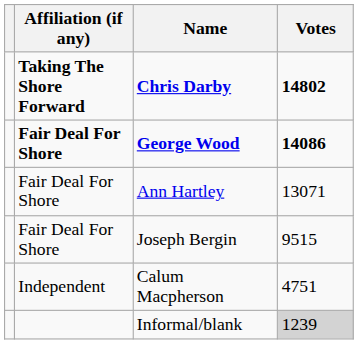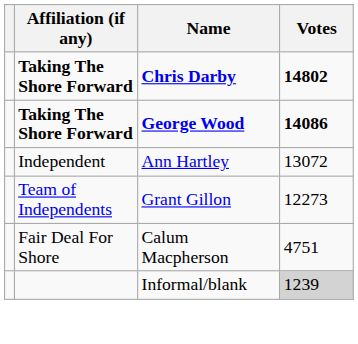(69, 143) Fair Deal For Shore -> (75, 123) Taking The Shore Forward
(66, 191) Fair Deal For Shore -> (62, 161) Independent
(304, 191) 13071 -> (306, 161) 13072
+ row: (186, 199)
- row: (187, 239)
(62, 286) Independent -> (66, 247) Fair Deal For Shore
